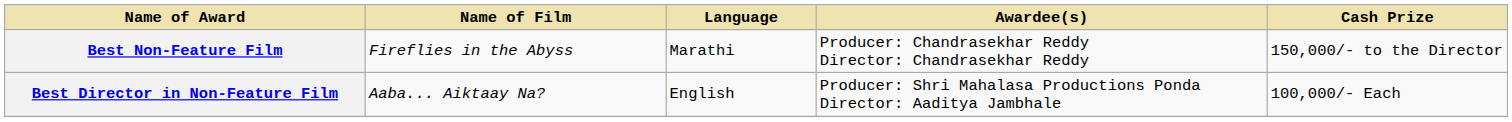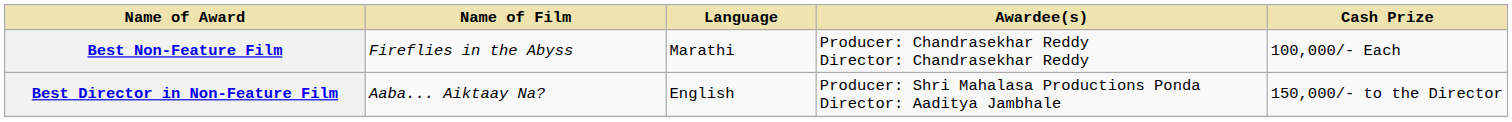(1387, 51) 150,000/- to the Director -> (1336, 51) 100,000/- Each
(1336, 94) 100,000/- Each -> (1387, 94) 150,000/- to the Director
